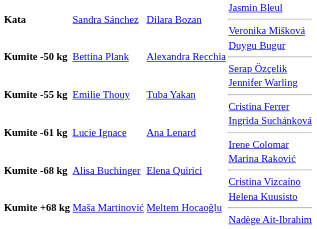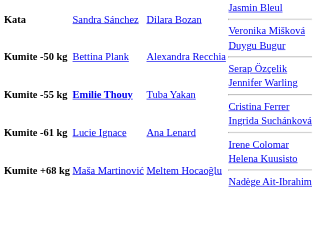(101, 95) normal -> (103, 95) bold
- row: (36, 170)
